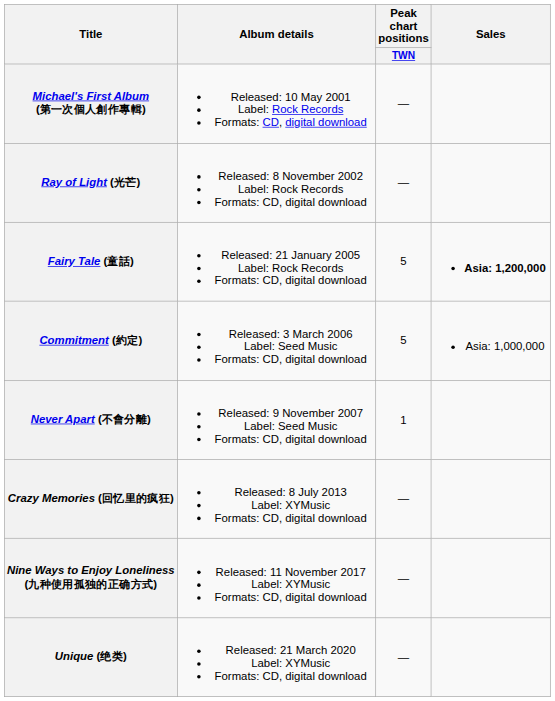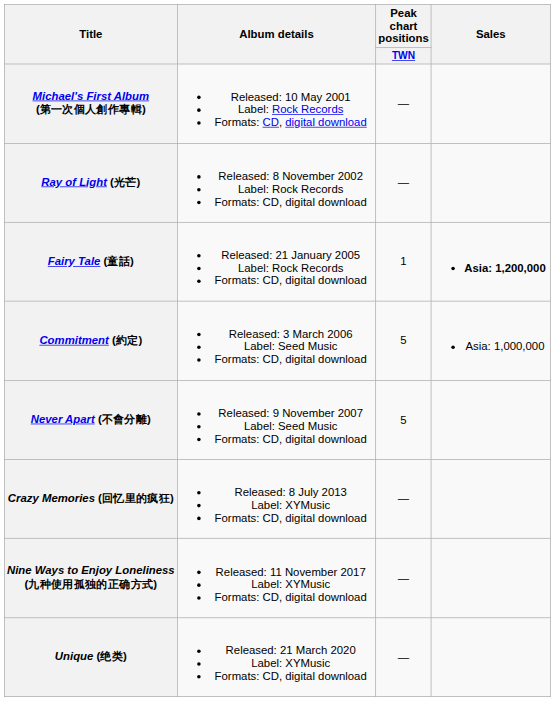(404, 261) 5 -> (404, 261) 1
(404, 420) 1 -> (404, 420) 5
